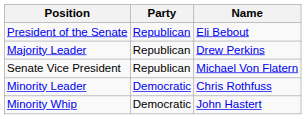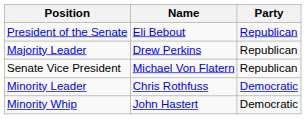columns swapped: (247, 13) <-> (162, 13)
